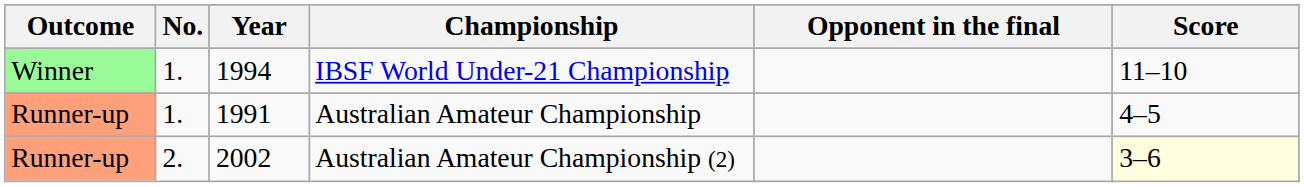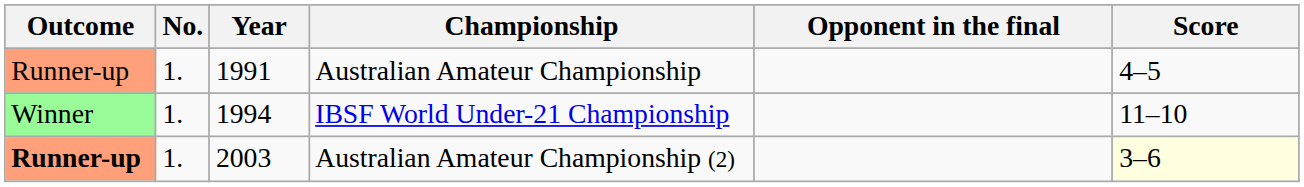rows swapped: (508, 114) <-> (522, 70)
(70, 158) normal -> (76, 158) bold
(173, 158) 2. -> (173, 158) 1.
(244, 158) 2002 -> (244, 158) 2003
